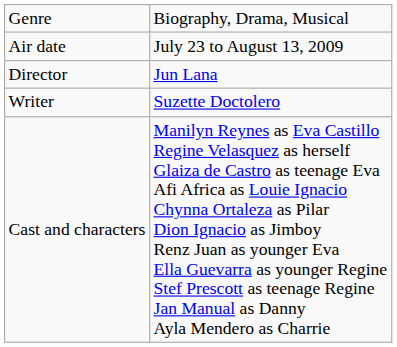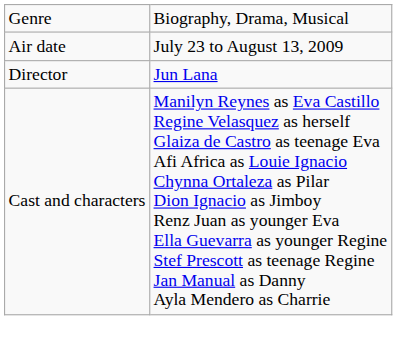- row: (31, 102)
